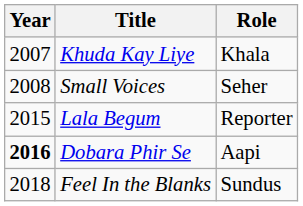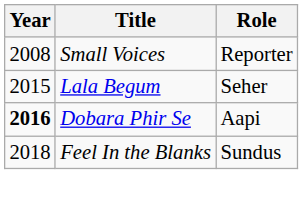- row: (127, 53)
(244, 86) Seher -> (257, 53) Reporter
(257, 119) Reporter -> (244, 86) Seher
